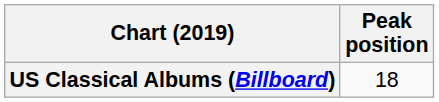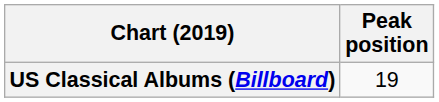(387, 79) 18 -> (387, 79) 19
